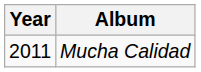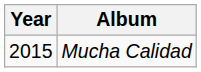(30, 50) 2011 -> (31, 50) 2015
